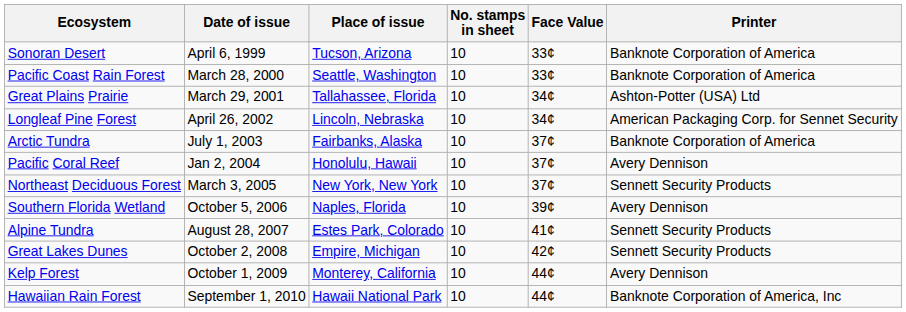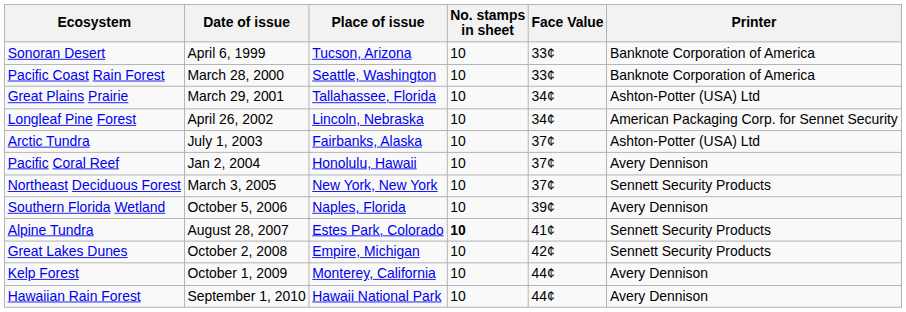(713, 141) Banknote Corporation of America -> (685, 141) Ashton-Potter (USA) Ltd
(458, 229) normal -> (458, 229) bold
(726, 296) Banknote Corporation of America, Inc -> (659, 296) Avery Dennison
